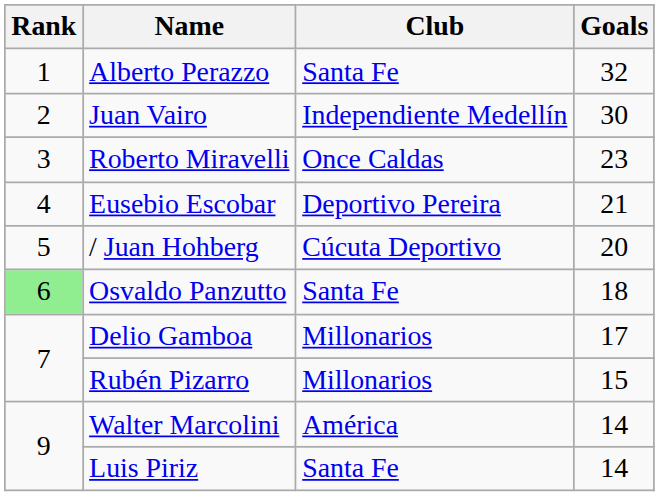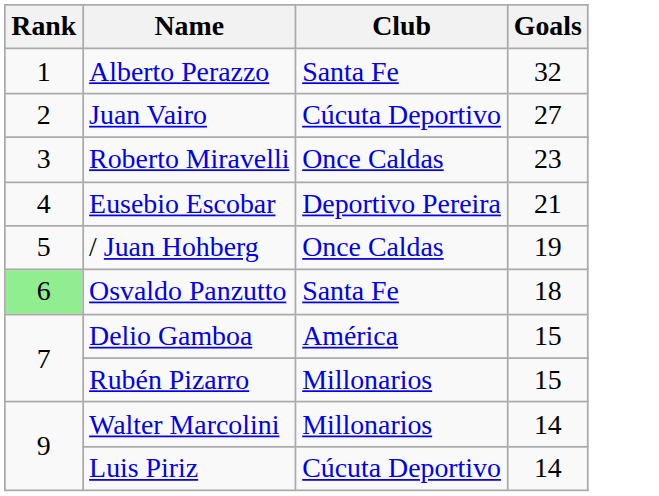(435, 114) Independiente Medellín -> (402, 114) Cúcuta Deportivo
(614, 114) 30 -> (548, 114) 27
(402, 247) Cúcuta Deportivo -> (373, 247) Once Caldas
(614, 247) 20 -> (548, 247) 19
(367, 335) Millonarios -> (350, 335) América
(614, 335) 17 -> (548, 335) 15
(350, 423) América -> (367, 423) Millonarios
(351, 468) Santa Fe -> (402, 468) Cúcuta Deportivo
